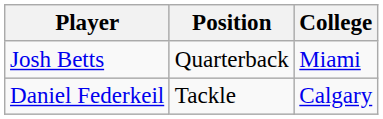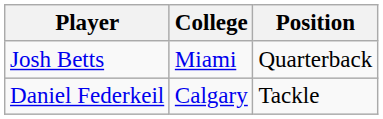columns swapped: (232, 22) <-> (336, 22)
